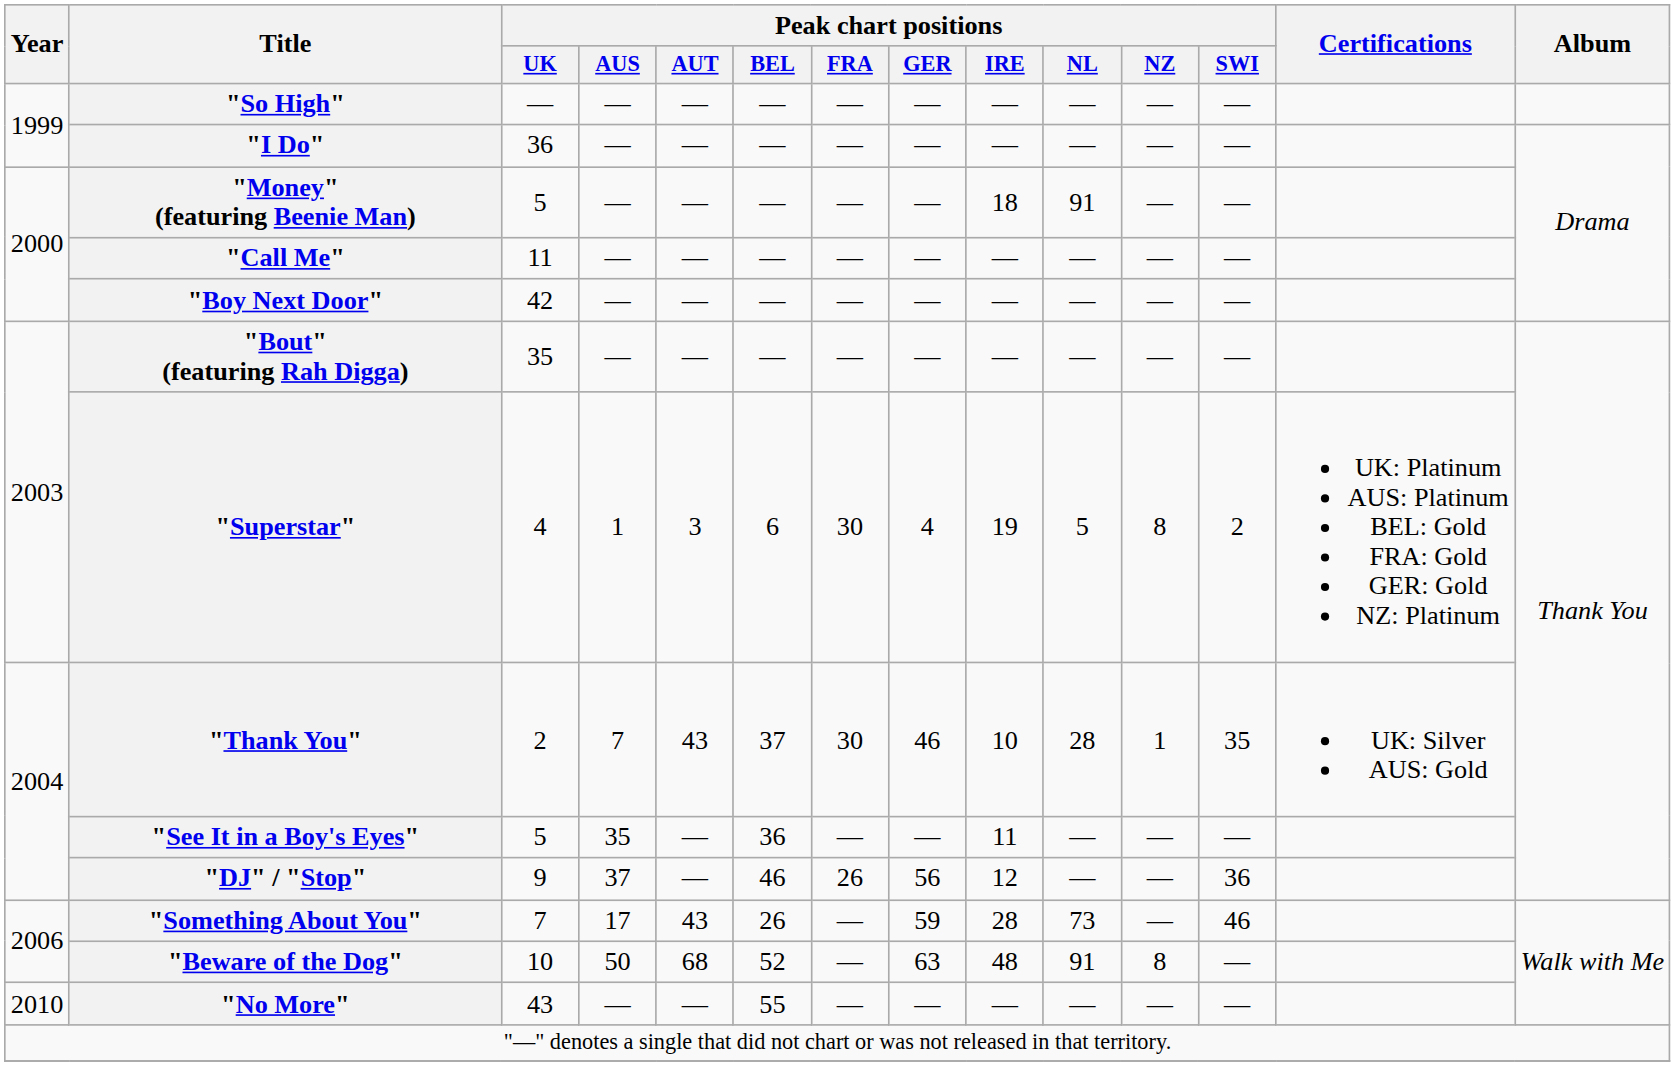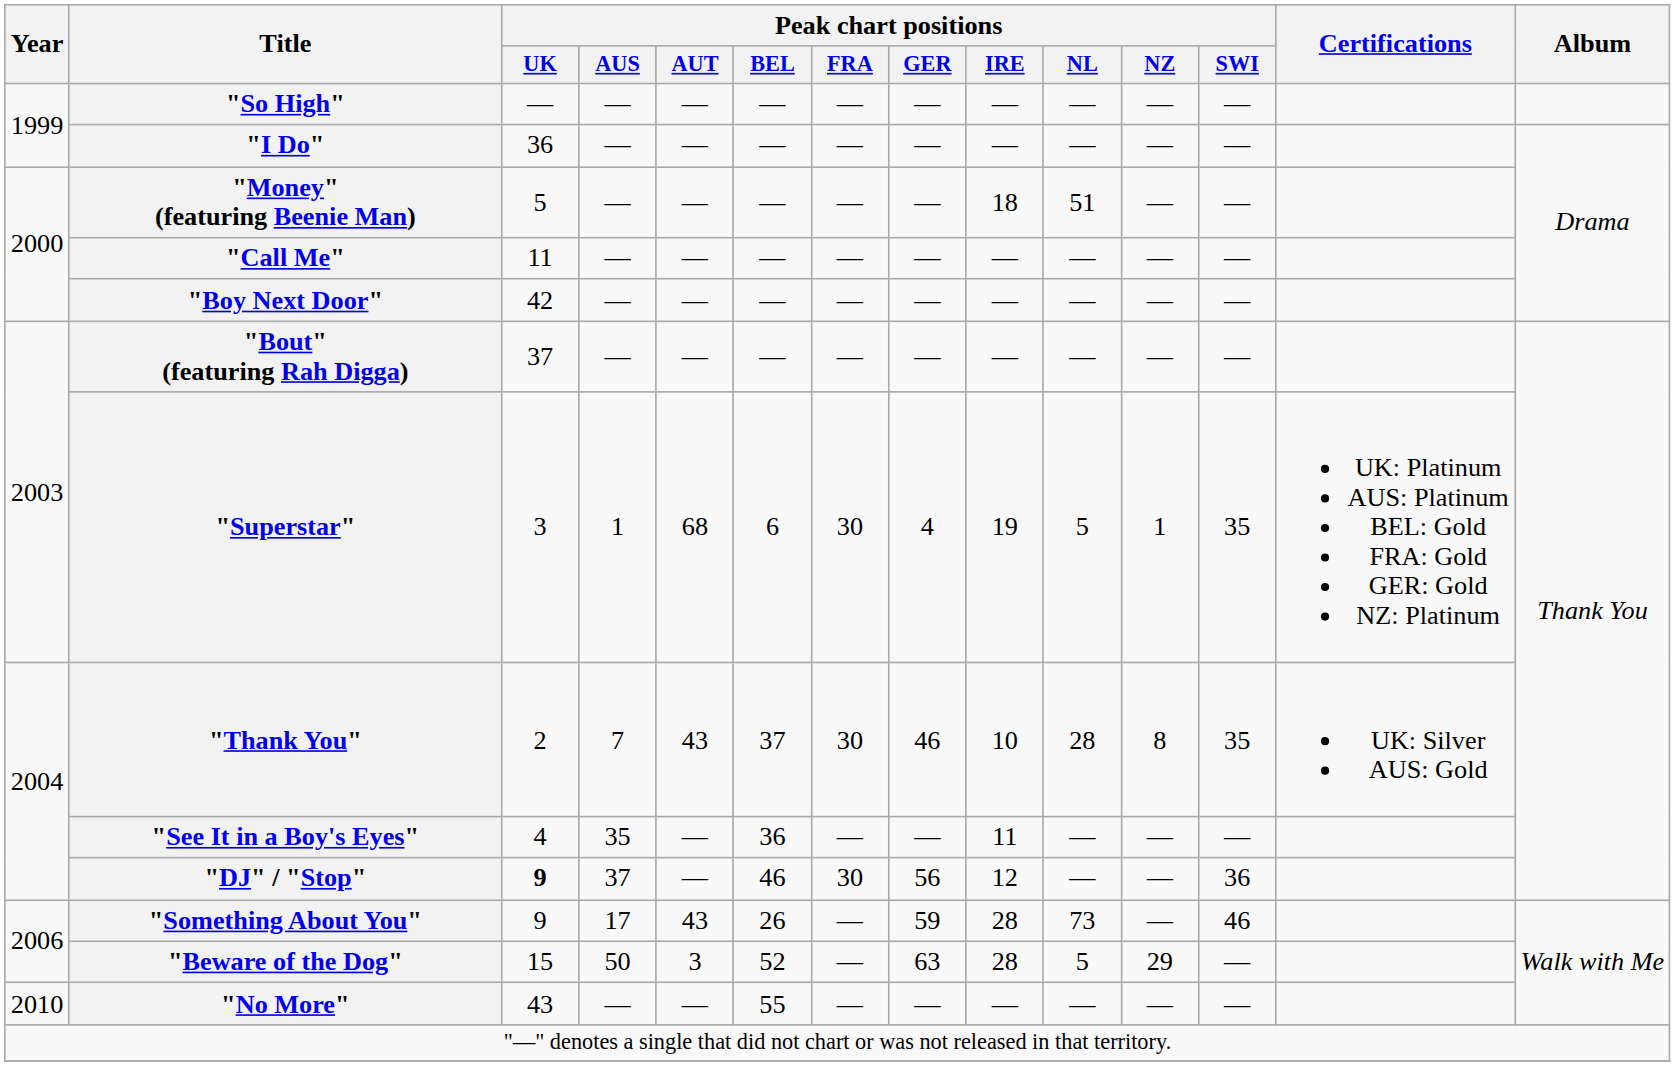(1082, 201) 91 -> (1082, 201) 51
(540, 356) 35 -> (540, 356) 37
(540, 527) 4 -> (540, 527) 3
(695, 527) 3 -> (695, 527) 68
(1160, 527) 8 -> (1160, 527) 1
(1237, 527) 2 -> (1237, 527) 35
(1160, 739) 1 -> (1160, 739) 8
(540, 836) 5 -> (540, 836) 4
(540, 878) normal -> (540, 878) bold
(850, 878) 26 -> (850, 878) 30
(540, 920) 7 -> (540, 920) 9
(540, 961) 10 -> (540, 961) 15
(695, 961) 68 -> (695, 961) 3
(1005, 961) 48 -> (1005, 961) 28
(1082, 961) 91 -> (1082, 961) 5
(1160, 961) 8 -> (1160, 961) 29
